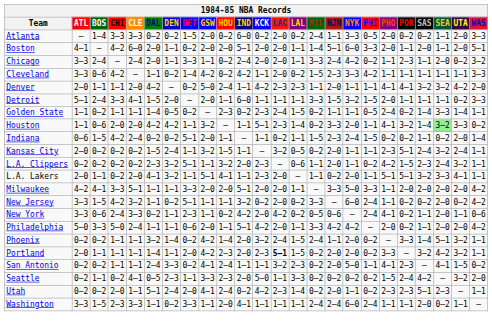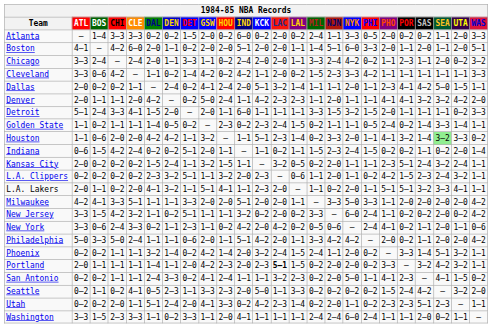+ row: (20, 88)
(226, 292) 2–4 -> (226, 305) 3–3
